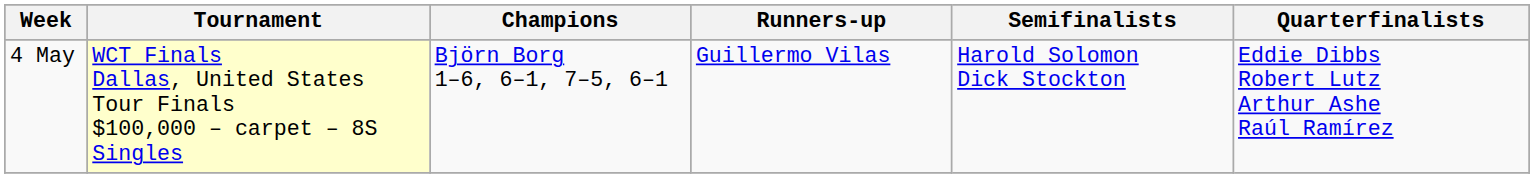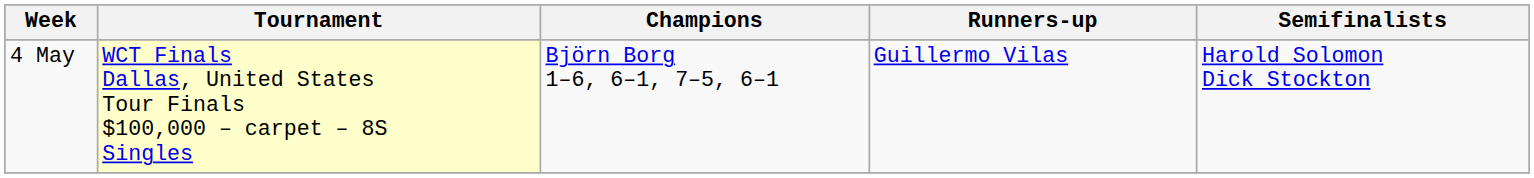- column: (1381, 23)
